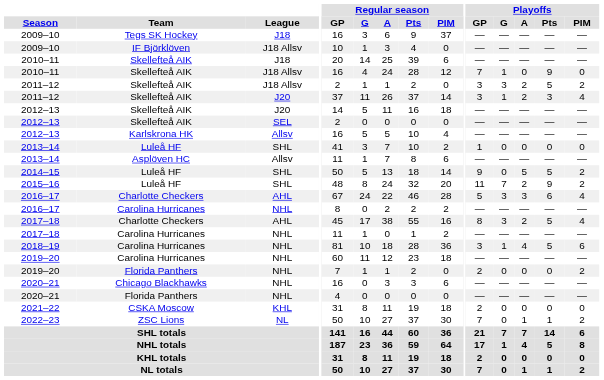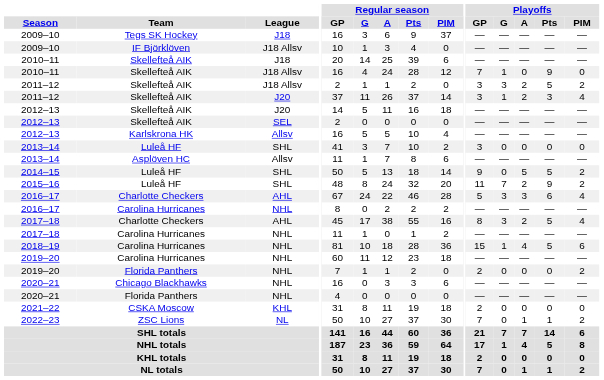(480, 146) 1 -> (480, 146) 3
(480, 245) 3 -> (480, 245) 15
